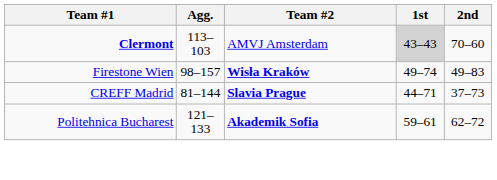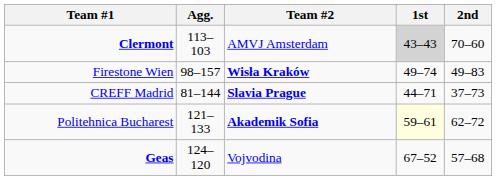(420, 121) no background -> (420, 121) lightyellow background
+ row: (159, 157)
